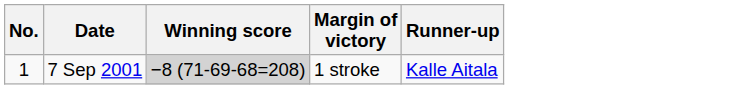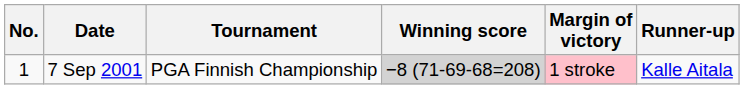+ column: (264, 30)
(347, 70) no background -> (582, 70) pink background
